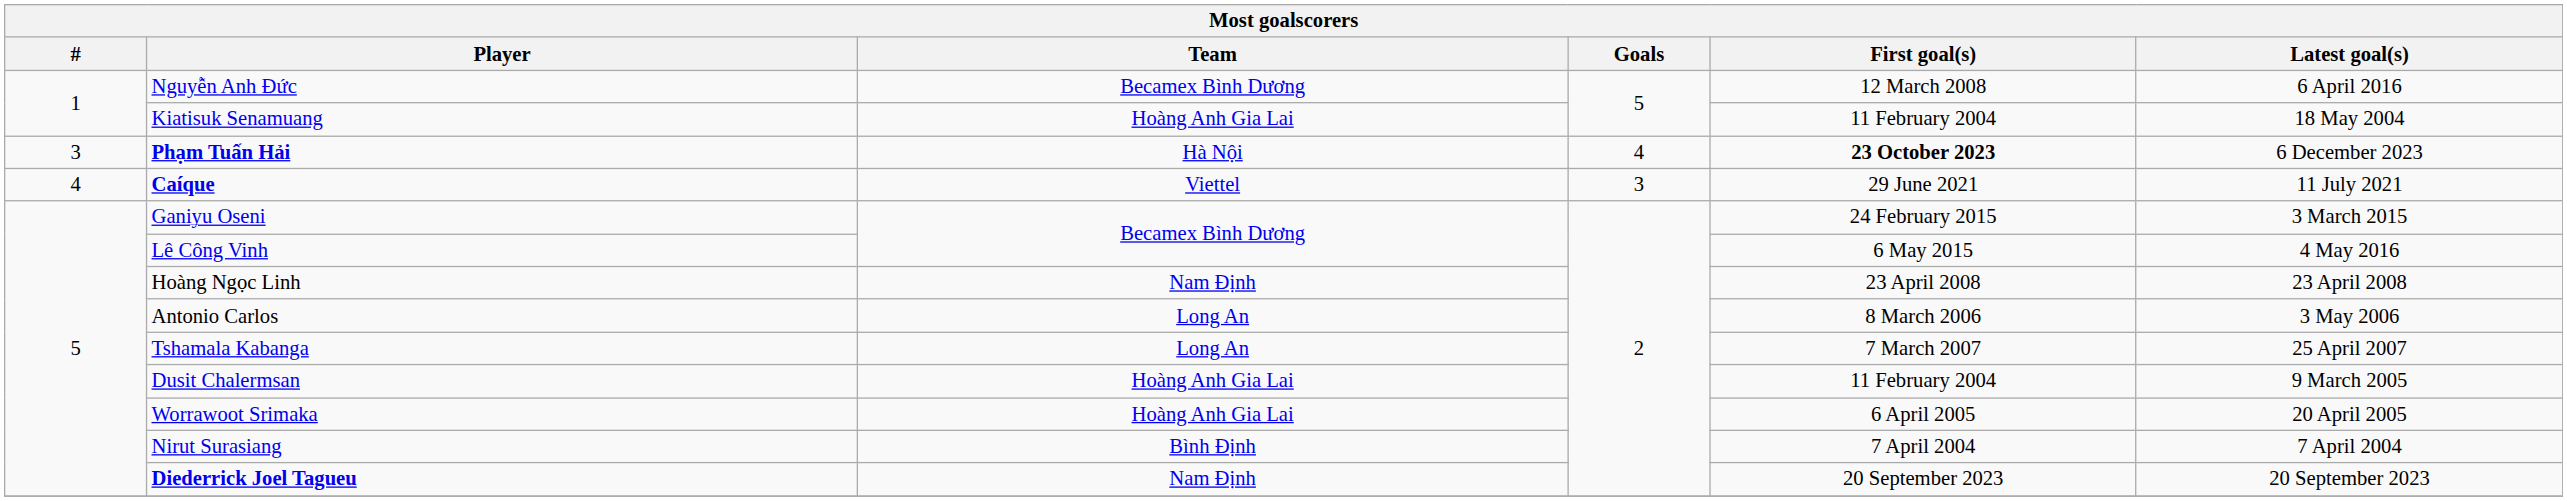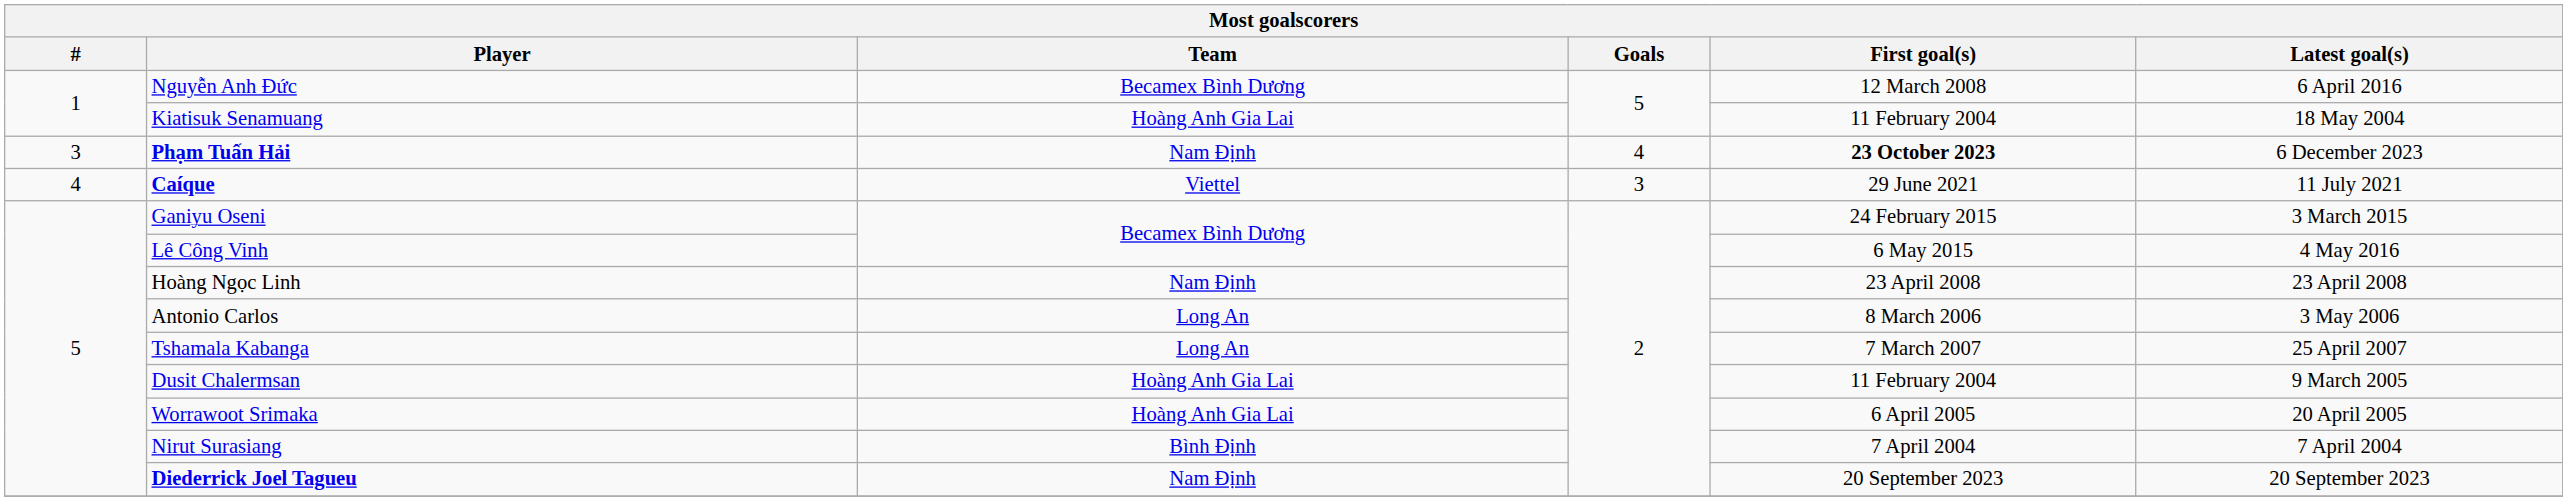(1213, 151) Hà Nội -> (1213, 151) Nam Định
